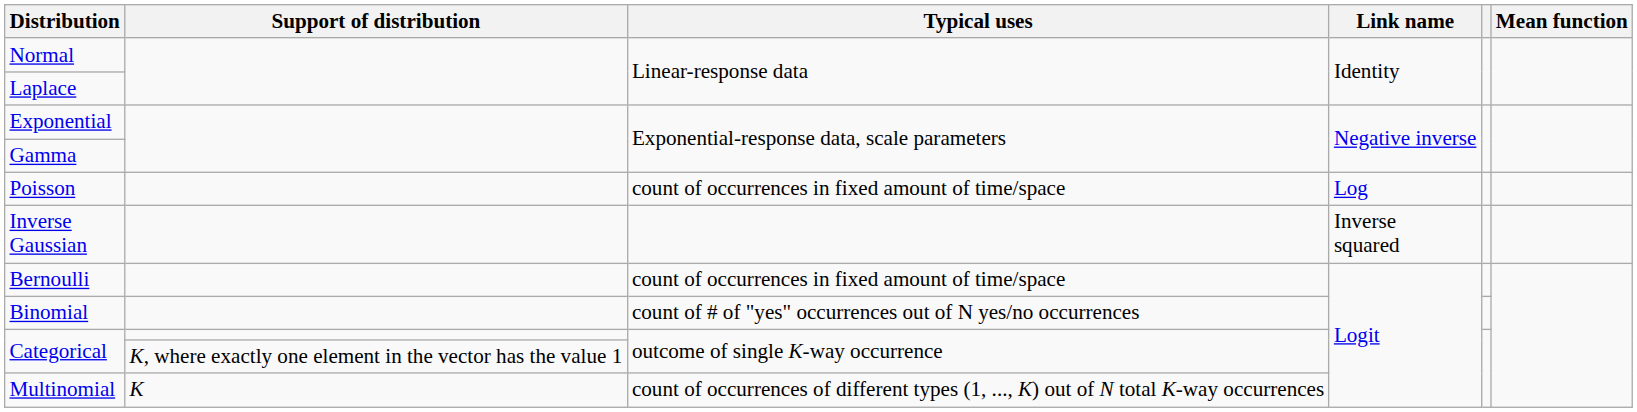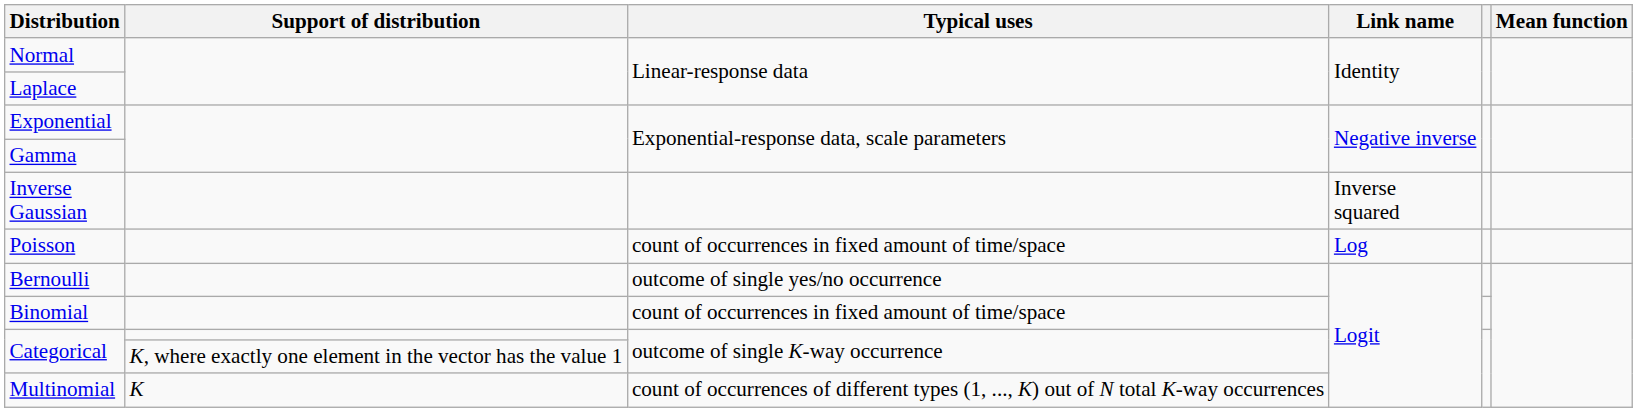rows swapped: (48, 234) <-> (42, 188)
(849, 279) count of occurrences in fixed amount of time/space -> (787, 279) outcome of single yes/no occurrence
(886, 312) count of # of "yes" occurrences out of N yes/no occurrences -> (849, 312) count of occurrences in fixed amount of time/space
